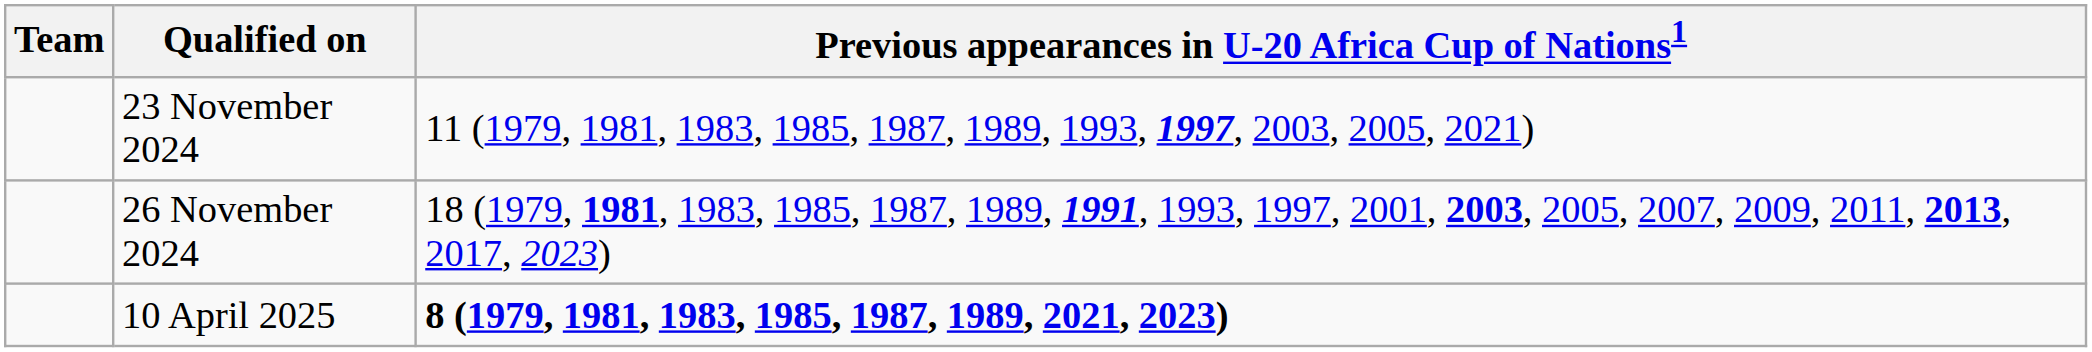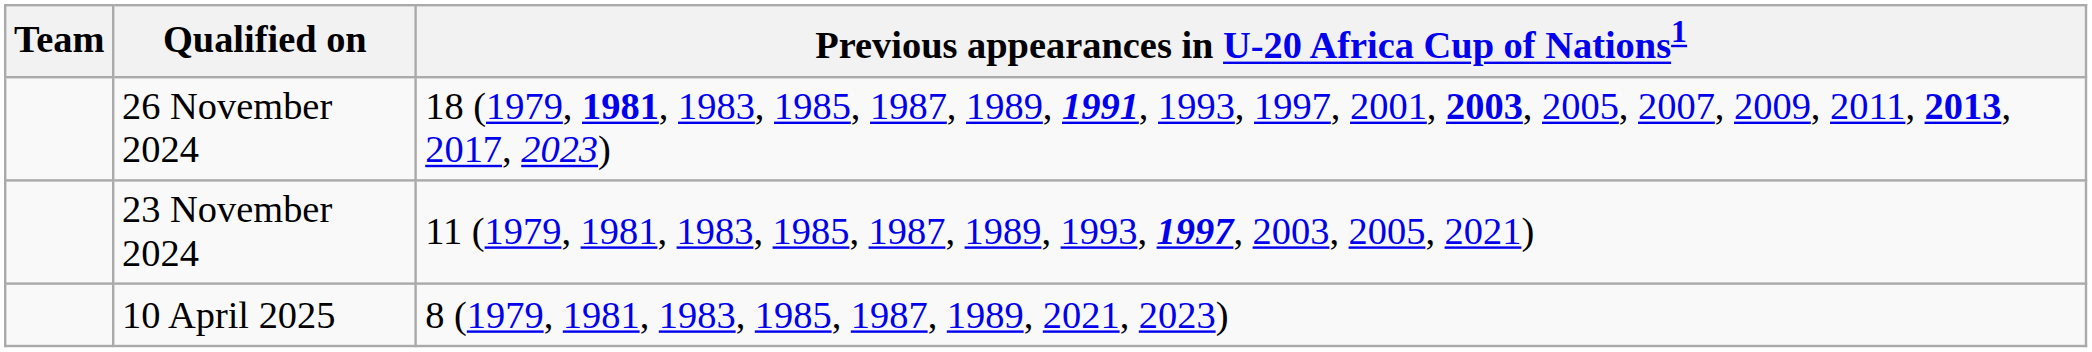rows swapped: (227, 127) <-> (227, 231)
(827, 314) bold -> (827, 314) normal
